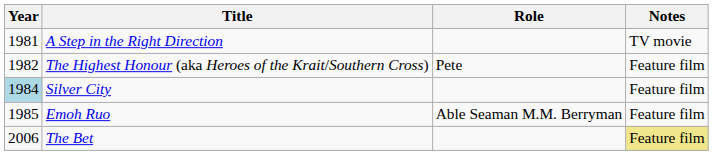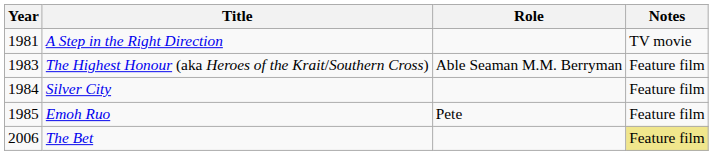(23, 65) 1982 -> (23, 65) 1983
(449, 65) Pete -> (529, 65) Able Seaman M.M. Berryman
(23, 89) lightblue background -> (23, 89) no background
(529, 114) Able Seaman M.M. Berryman -> (449, 114) Pete
